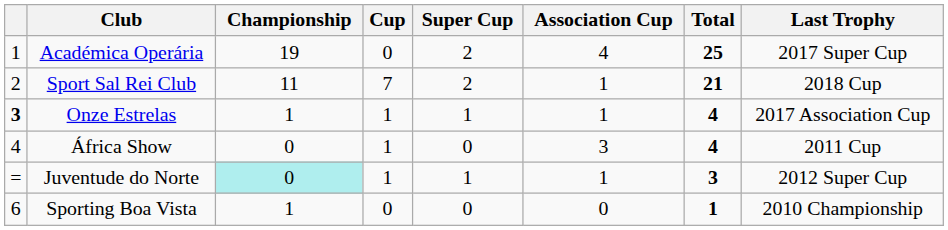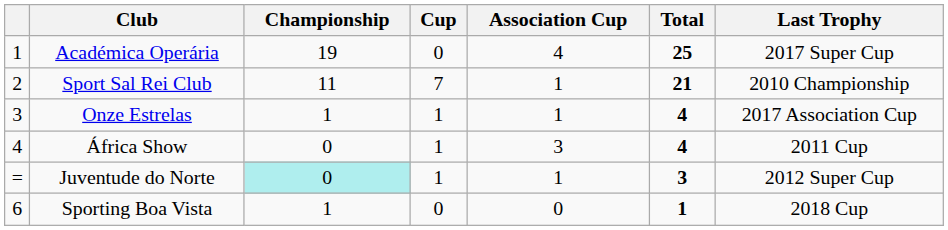- column: (468, 20)
(843, 83) 2018 Cup -> (829, 83) 2010 Championship
(16, 114) bold -> (17, 114) normal
(843, 209) 2010 Championship -> (829, 209) 2018 Cup
